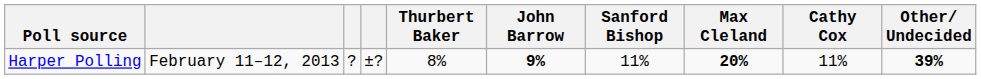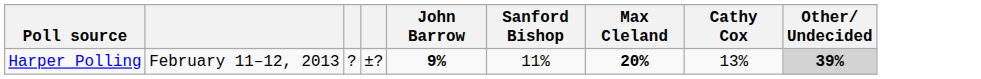- column: (436, 27)
(833, 62) 11% -> (734, 62) 13%
(929, 62) no background -> (830, 62) lightgrey background
